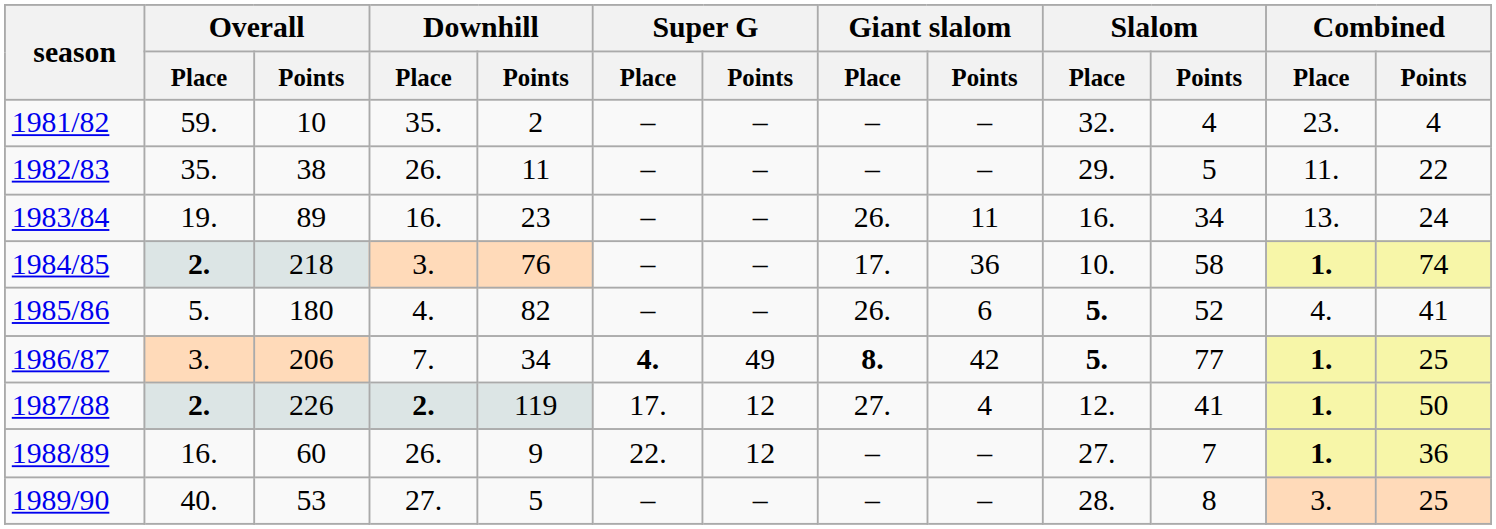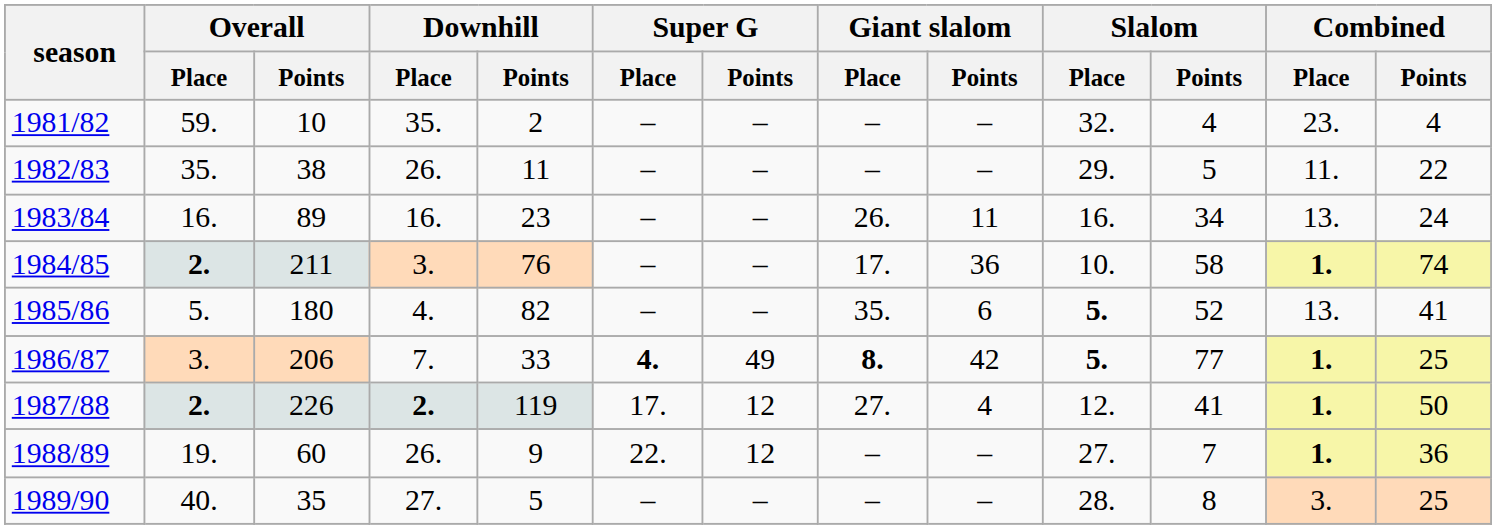(199, 216) 19. -> (199, 216) 16.
(311, 264) 218 -> (311, 264) 211
(872, 311) 26. -> (872, 311) 35.
(1321, 311) 4. -> (1321, 311) 13.
(536, 358) 34 -> (536, 358) 33
(199, 452) 16. -> (199, 452) 19.
(311, 500) 53 -> (311, 500) 35
